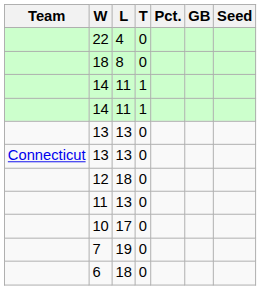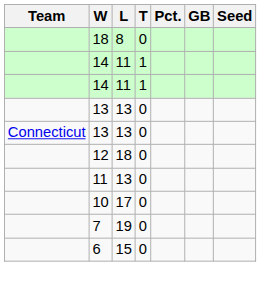- row: (47, 39)
(124, 272) 18 -> (124, 249) 15
